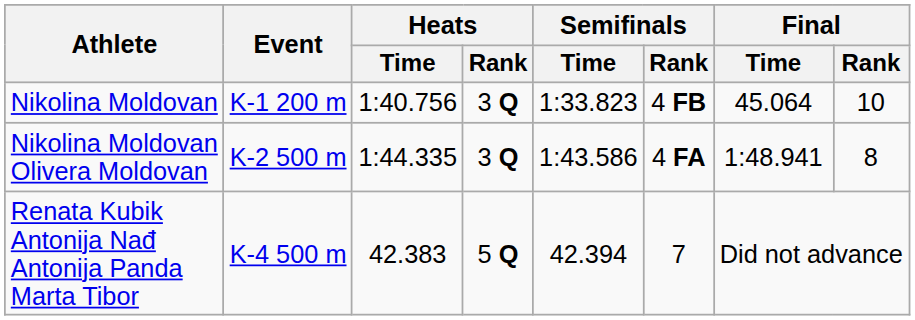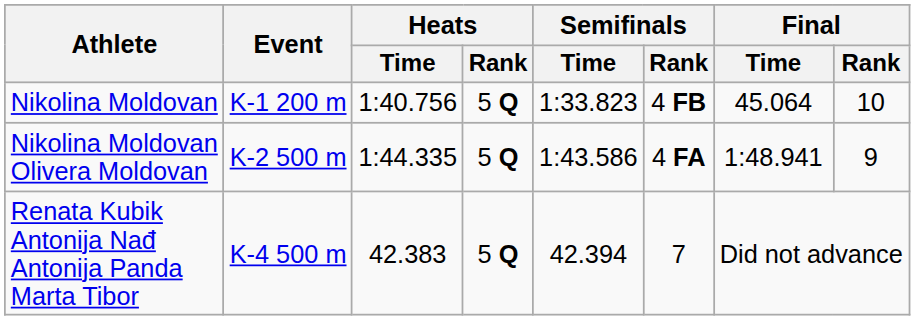(498, 103) 3 Q -> (498, 103) 5 Q
(498, 157) 3 Q -> (498, 157) 5 Q
(871, 157) 8 -> (871, 157) 9
